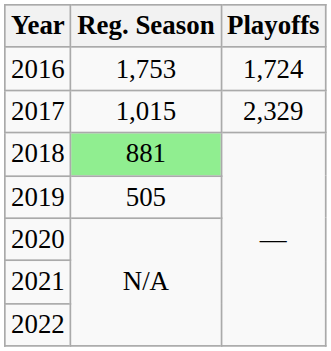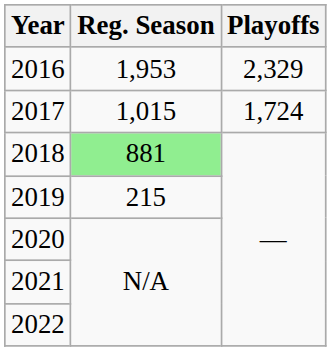(146, 68) 1,753 -> (146, 68) 1,953
(273, 68) 1,724 -> (273, 68) 2,329
(273, 111) 2,329 -> (273, 111) 1,724
(146, 196) 505 -> (146, 196) 215
